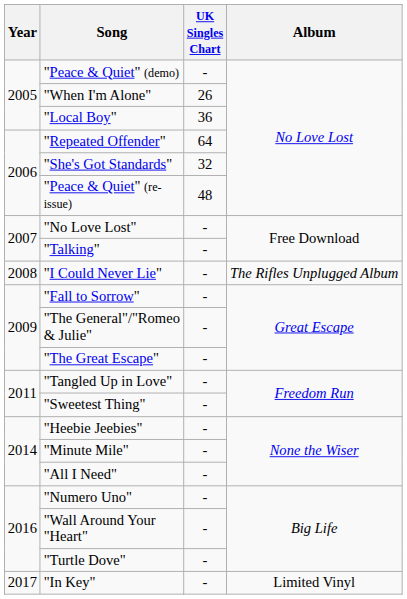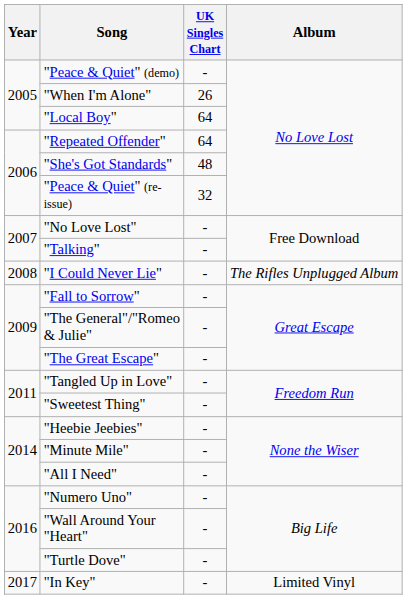(205, 118) 36 -> (205, 118) 64
(205, 164) 32 -> (205, 164) 48
(205, 195) 48 -> (205, 195) 32
